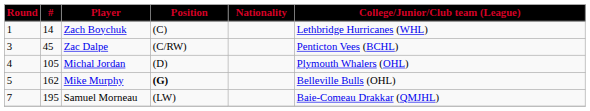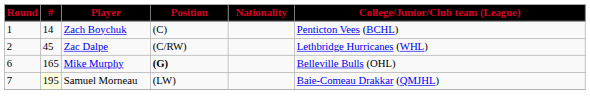(362, 30) Lethbridge Hurricanes (WHL) -> (348, 30) Penticton Vees (BCHL)
(9, 47) 3 -> (9, 47) 2
(348, 47) Penticton Vees (BCHL) -> (362, 47) Lethbridge Hurricanes (WHL)
- row: (95, 64)
(9, 81) 5 -> (9, 64) 6
(51, 81) 162 -> (51, 64) 165
(51, 98) no background -> (51, 81) lightyellow background
